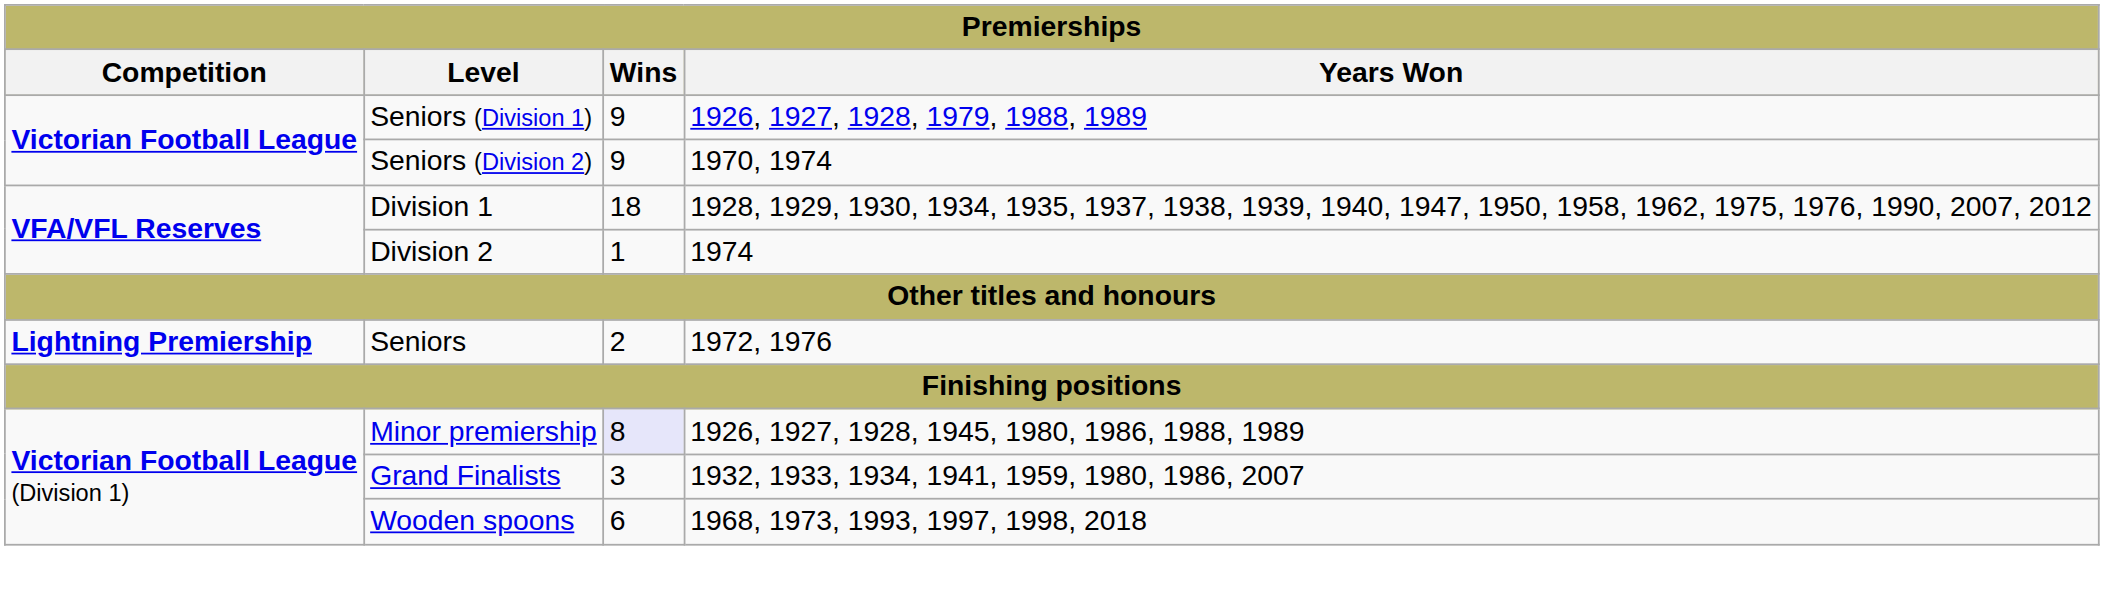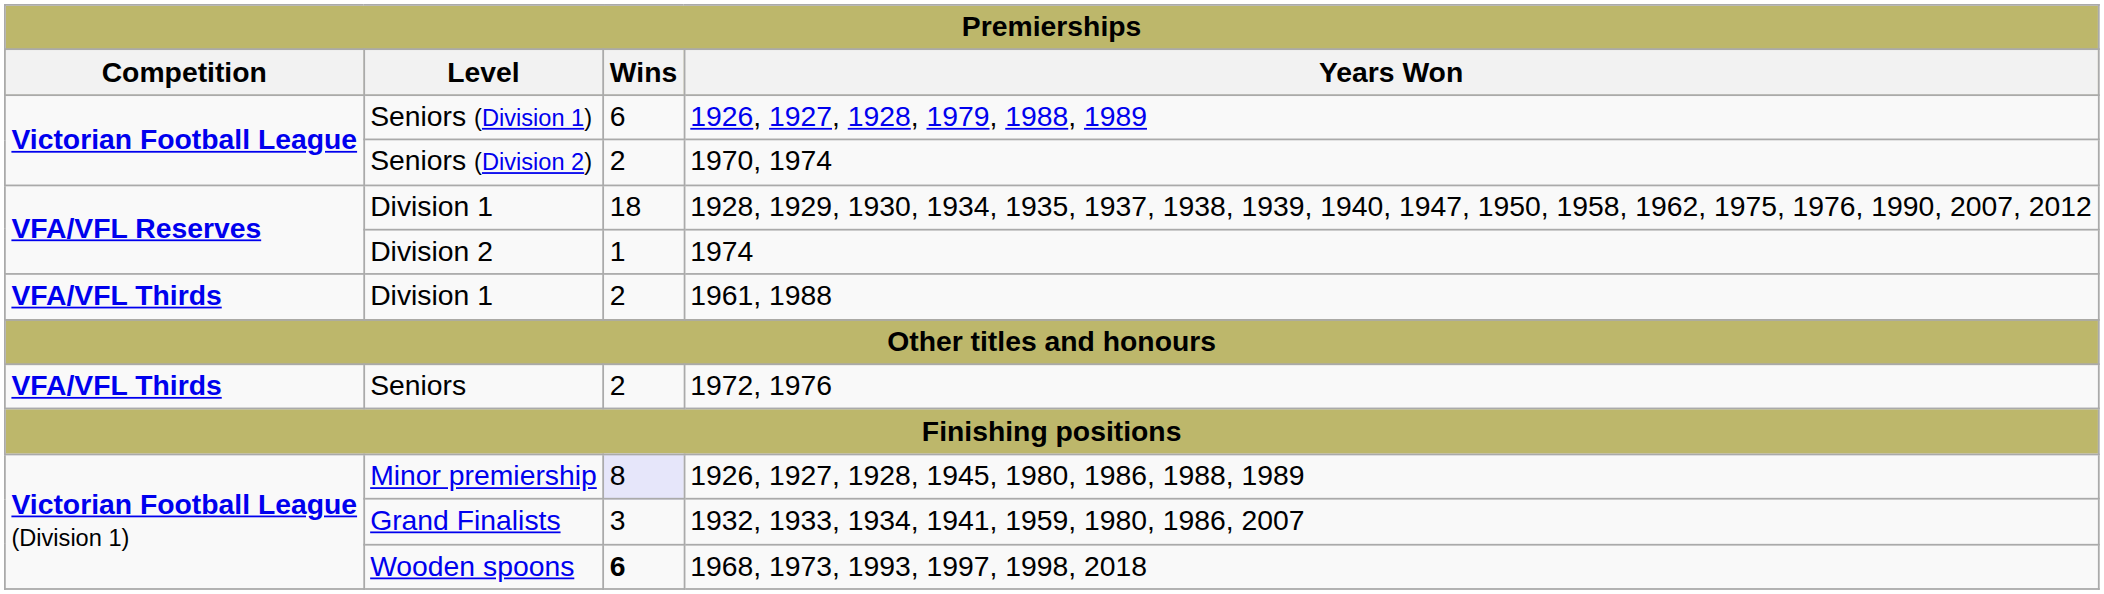(618, 116) 9 -> (618, 116) 6
(618, 161) 9 -> (618, 161) 2
+ row: (432, 296)
(162, 341) Lightning Premiership -> (117, 386) VFA/VFL Thirds
(618, 521) normal -> (618, 565) bold
